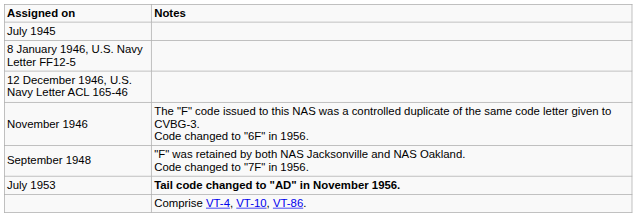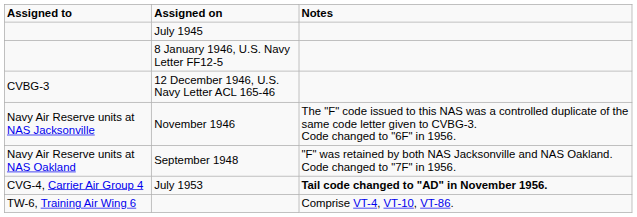+ column: (39, 13)
